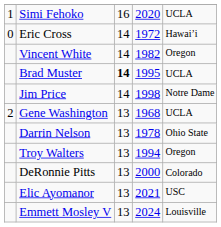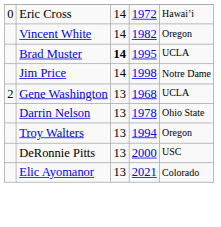- row: (51, 14)
(184, 172) Colorado -> (172, 152) USC
(175, 192) USC -> (181, 172) Colorado
- row: (65, 212)
